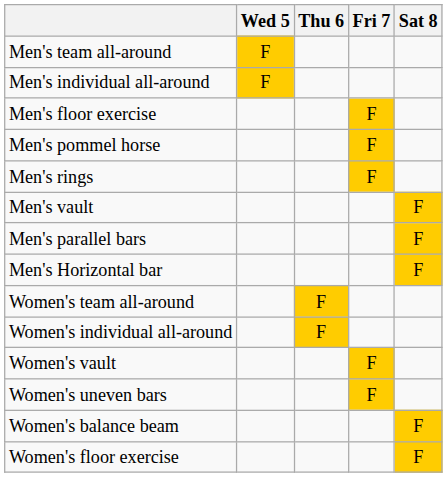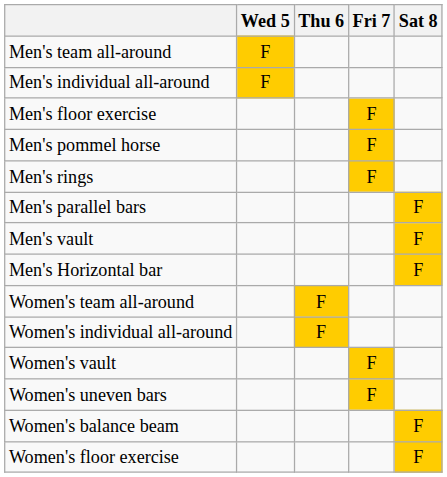rows swapped: (51, 207) <-> (78, 239)
